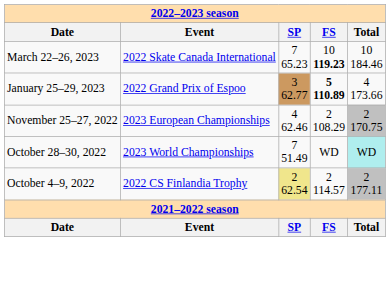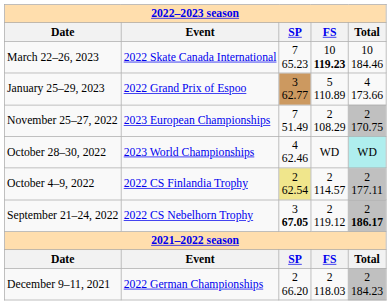(329, 89) bold -> (330, 89) normal
(294, 120) 4 62.46 -> (295, 120) 7 51.49
(294, 152) 7 51.49 -> (295, 152) 4 62.46
+ row: (63, 215)
+ row: (59, 284)
